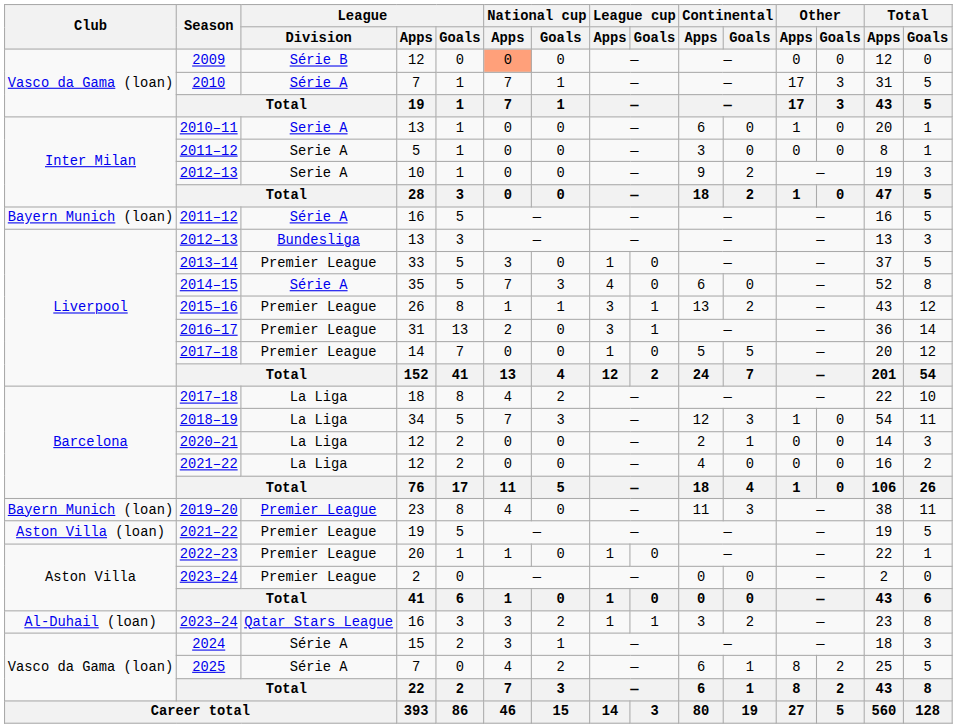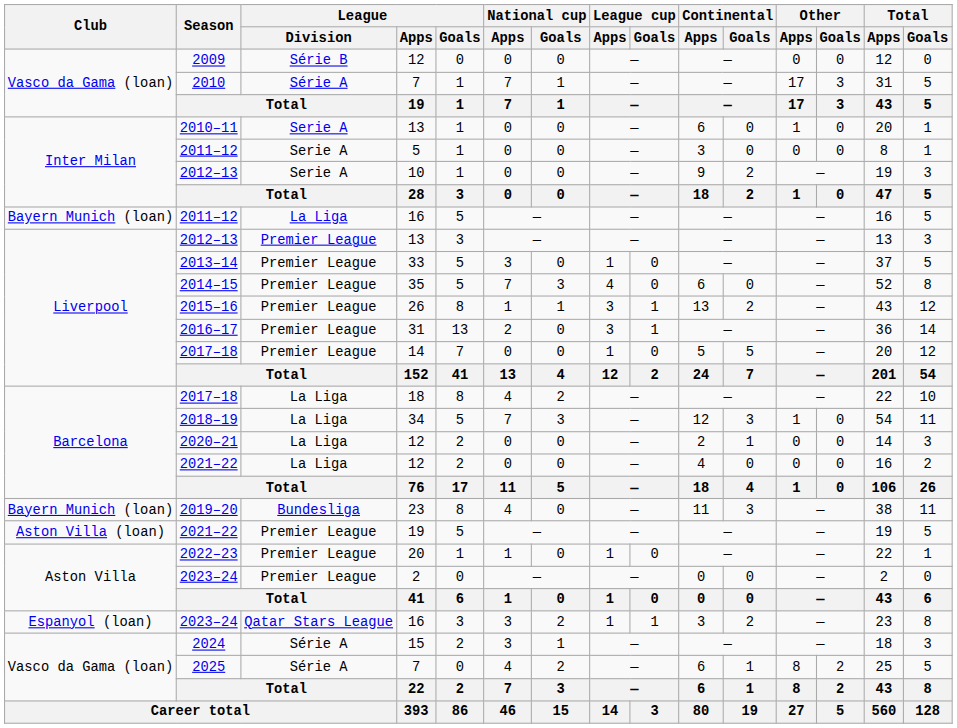(508, 61) lightsalmon background -> (508, 61) no background
(319, 218) Série A -> (319, 218) La Liga
(319, 240) Bundesliga -> (319, 240) Premier League
(319, 285) Série A -> (319, 285) Premier League
(319, 510) Premier League -> (319, 510) Bundesliga
(90, 622) Al-Duhail (loan) -> (91, 622) Espanyol (loan)
